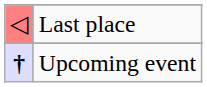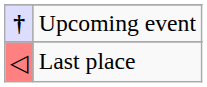rows swapped: (87, 24) <-> (117, 62)
